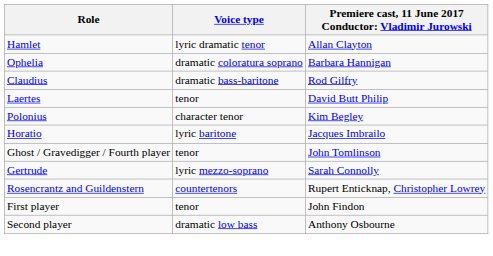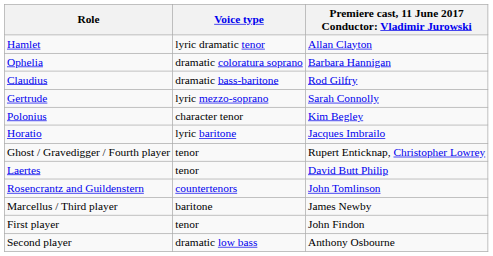rows swapped: (27, 170) <-> (24, 98)
(344, 152) John Tomlinson -> (397, 152) Rupert Enticknap, Christopher Lowrey
(397, 188) Rupert Enticknap, Christopher Lowrey -> (344, 188) John Tomlinson
+ row: (62, 206)
